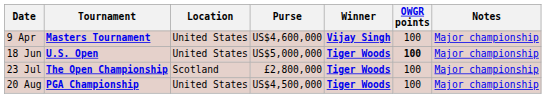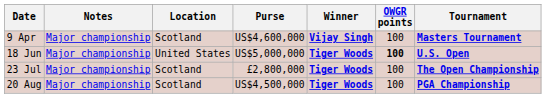columns swapped: (107, 18) <-> (487, 18)
(210, 39) United States -> (178, 39) Scotland
(210, 86) United States -> (178, 86) Scotland
